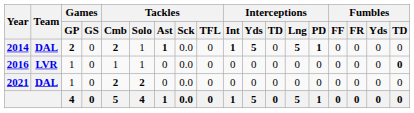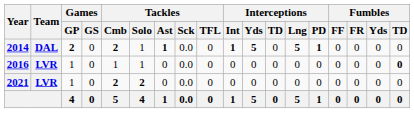(46, 82) DAL -> (46, 82) LVR
